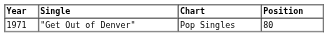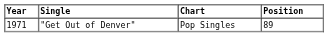(268, 25) 80 -> (268, 25) 89
